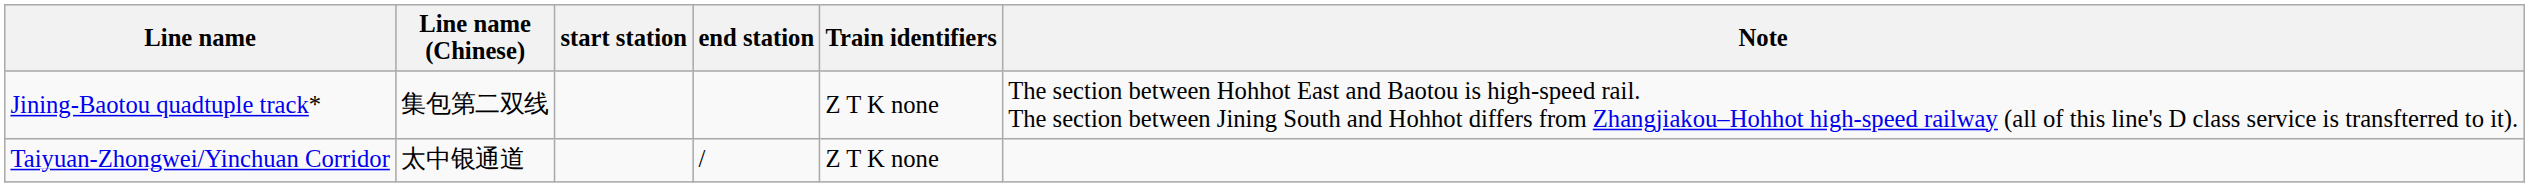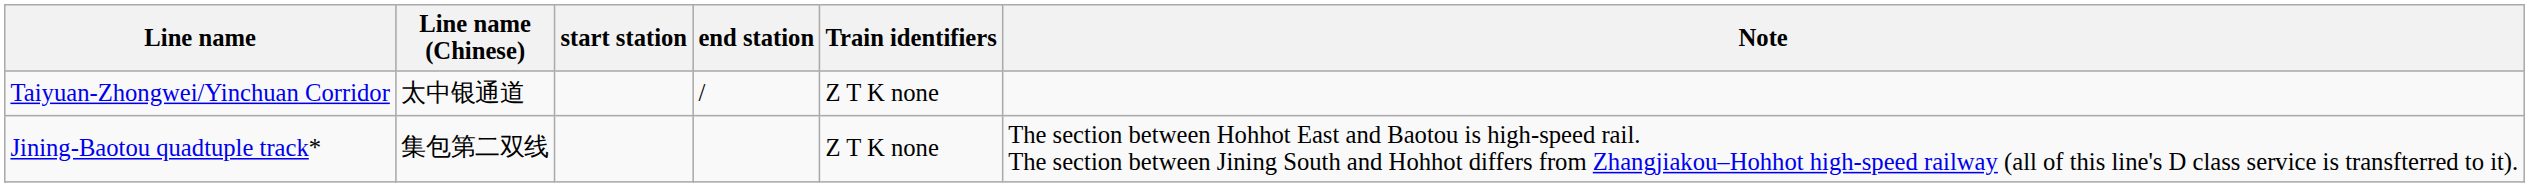rows swapped: (166, 104) <-> (200, 159)
